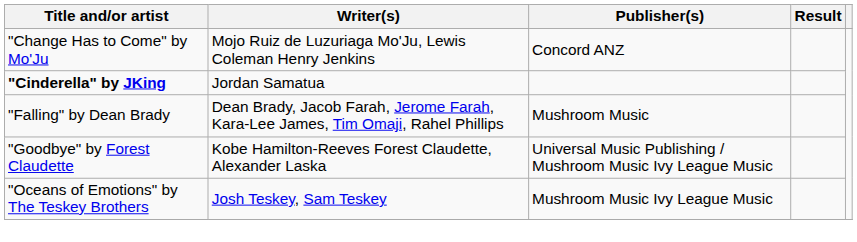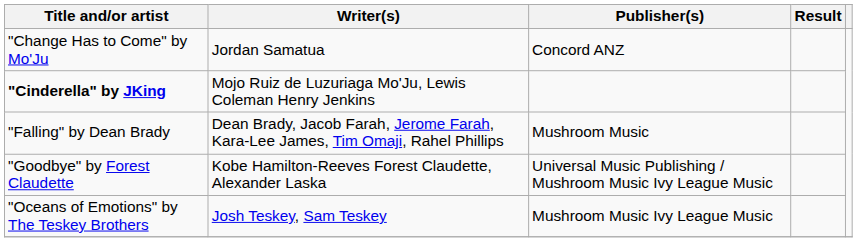(339, 49) Mojo Ruiz de Luzuriaga Mo'Ju, Lewis Coleman Henry Jenkins -> (268, 49) Jordan Samatua
(268, 82) Jordan Samatua -> (339, 91) Mojo Ruiz de Luzuriaga Mo'Ju, Lewis Coleman Henry Jenkins
